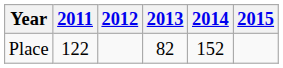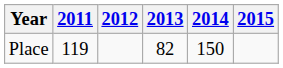(75, 48) 122 -> (75, 48) 119
(210, 48) 152 -> (210, 48) 150
